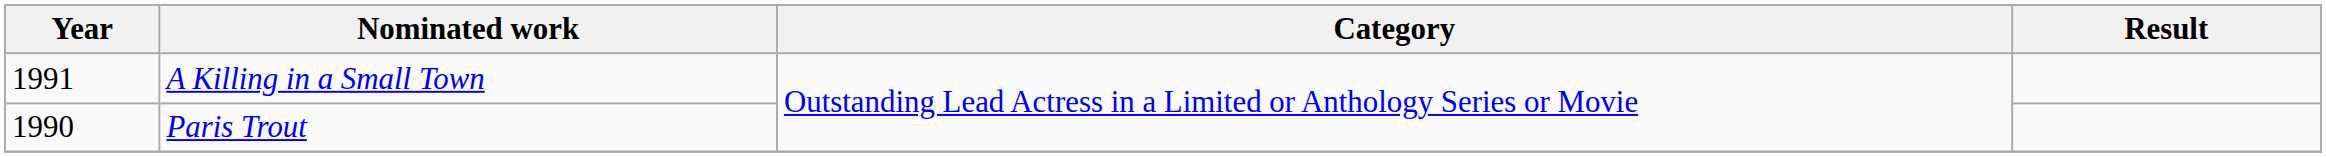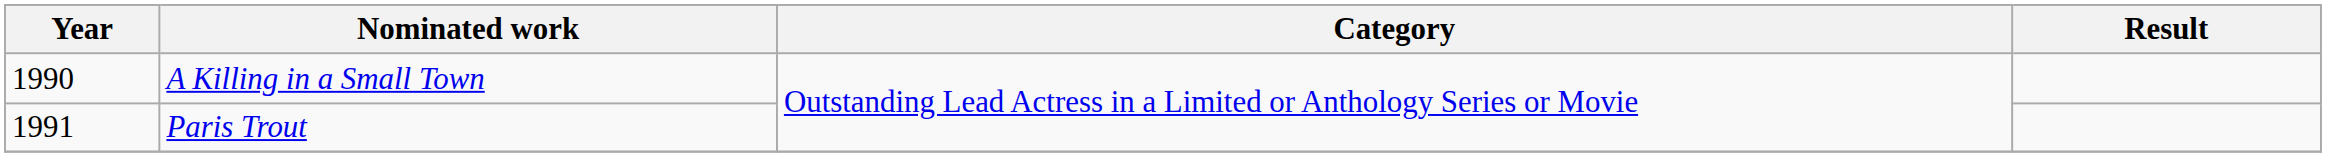(43, 77) 1991 -> (43, 77) 1990
(43, 126) 1990 -> (43, 126) 1991
